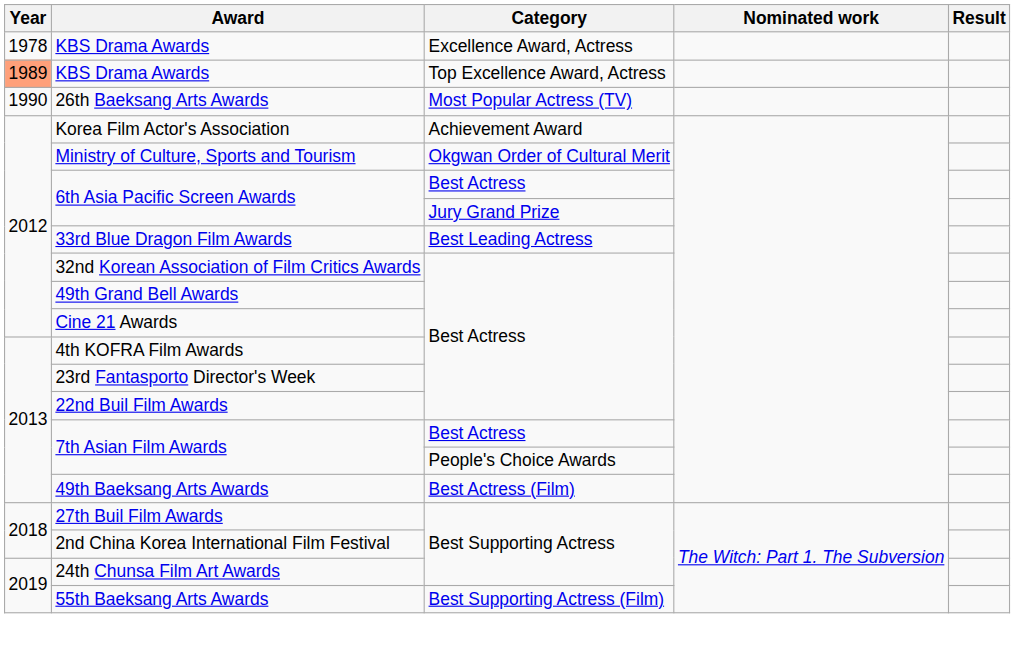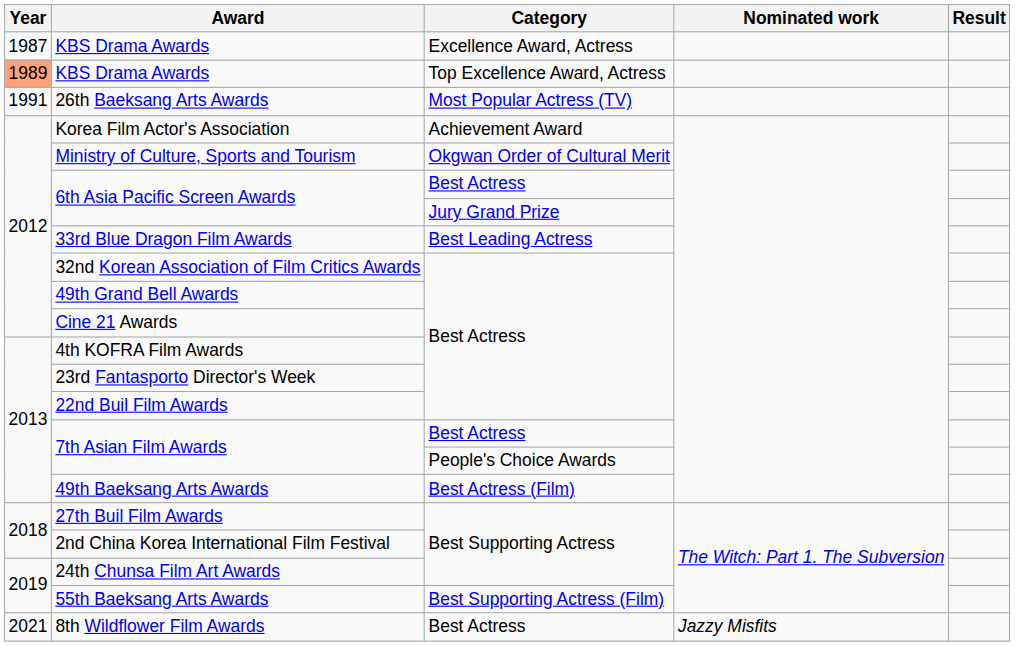(28, 45) 1978 -> (28, 45) 1987
(28, 101) 1990 -> (28, 101) 1991
+ row: (160, 626)
